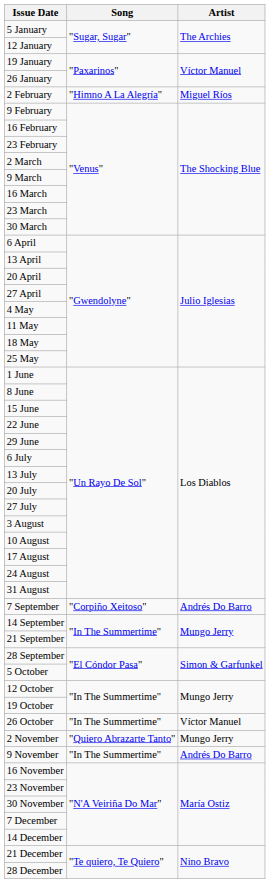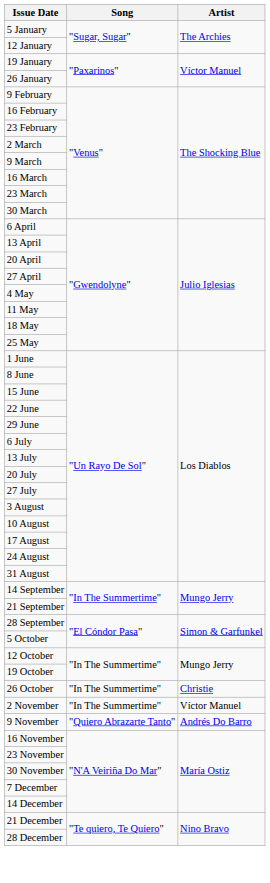- row: (29, 95)
- row: (33, 606)
(211, 721) Víctor Manuel -> (197, 688) Christie
(122, 738) "Quiero Abrazarte Tanto" -> (115, 705) "In The Summertime"
(207, 738) Mungo Jerry -> (211, 705) Víctor Manuel
(115, 754) "In The Summertime" -> (122, 721) "Quiero Abrazarte Tanto"
